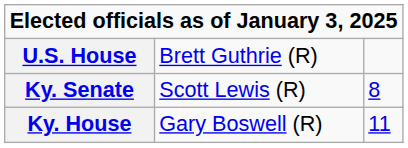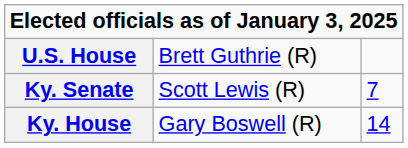(374, 90) 8 -> (373, 90) 7
(380, 124) 11 -> (379, 124) 14
